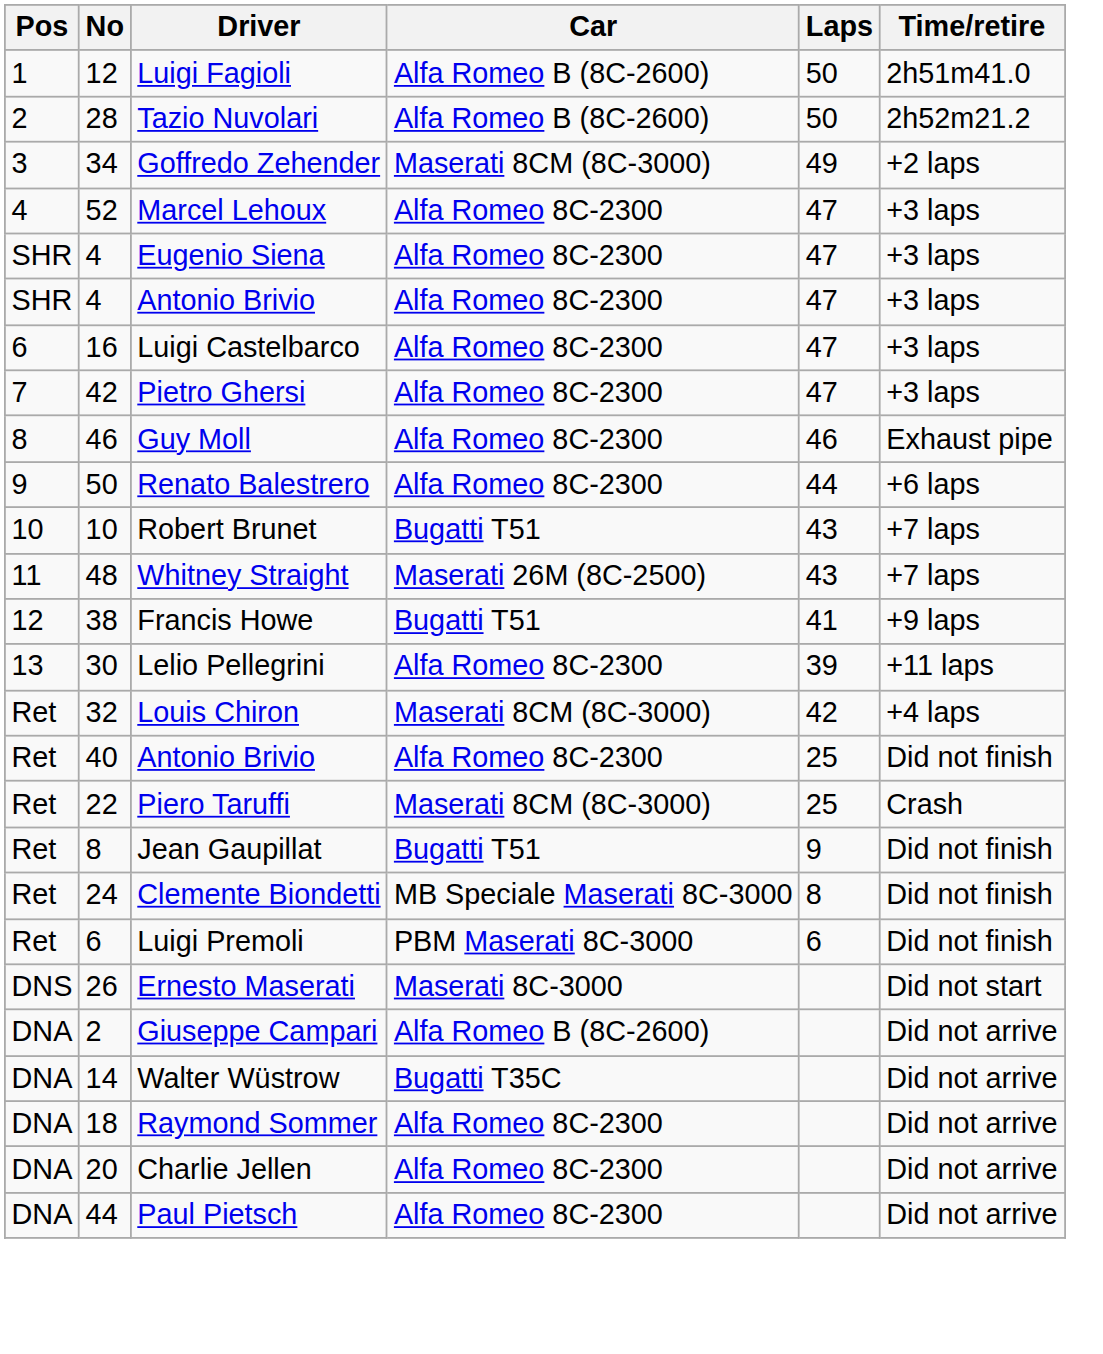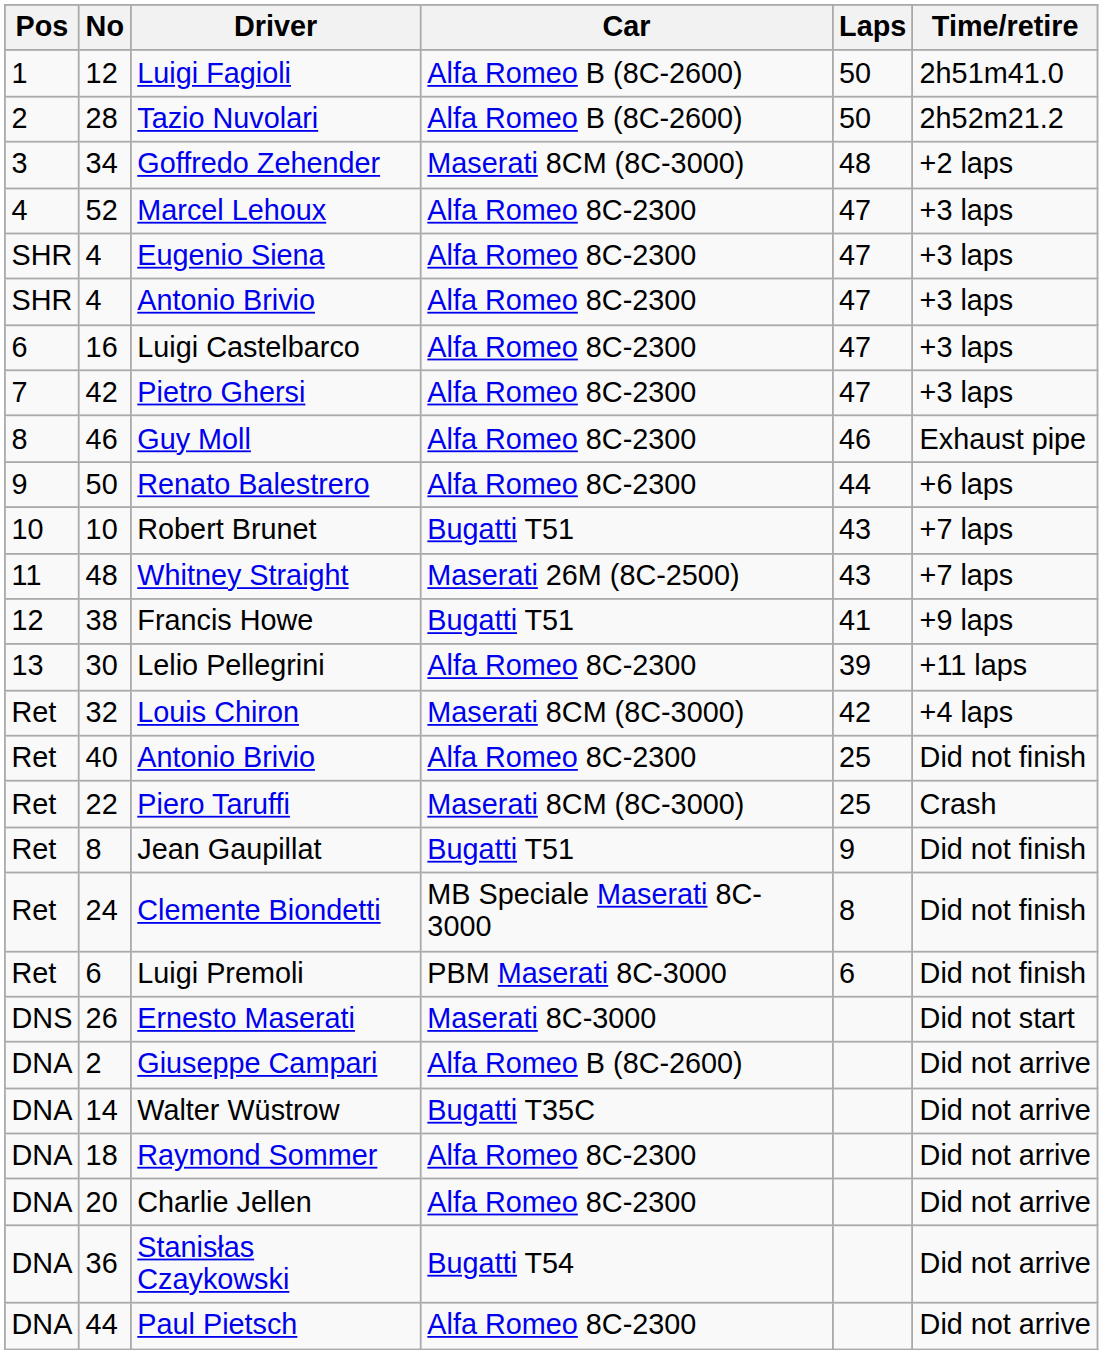(822, 164) 49 -> (855, 164) 48
+ row: (102, 1263)
